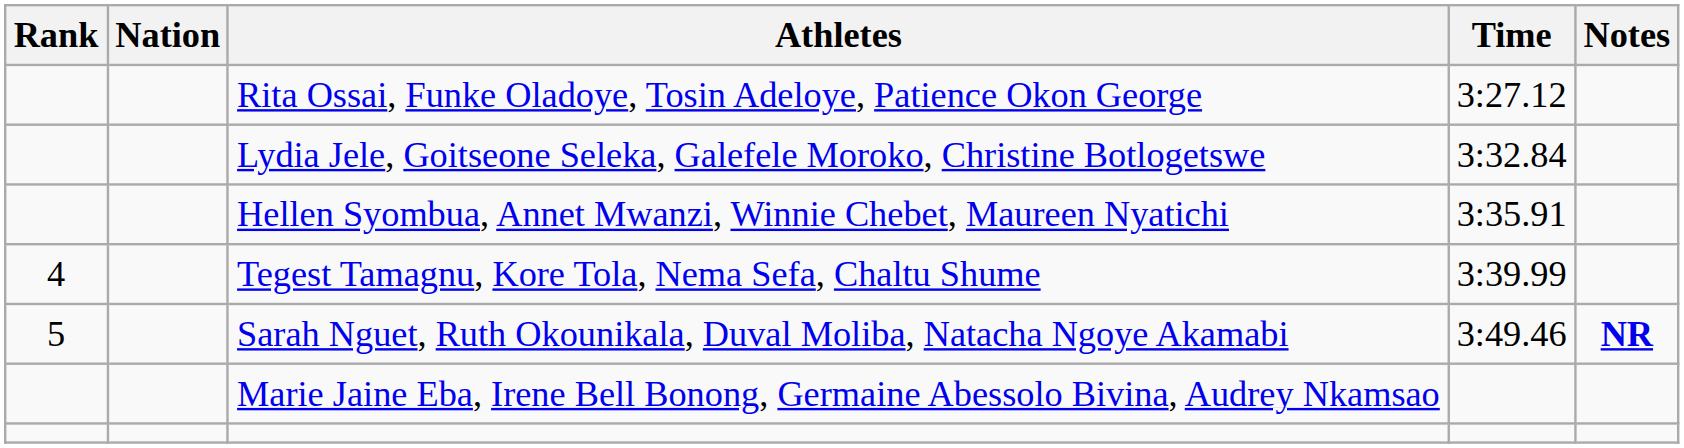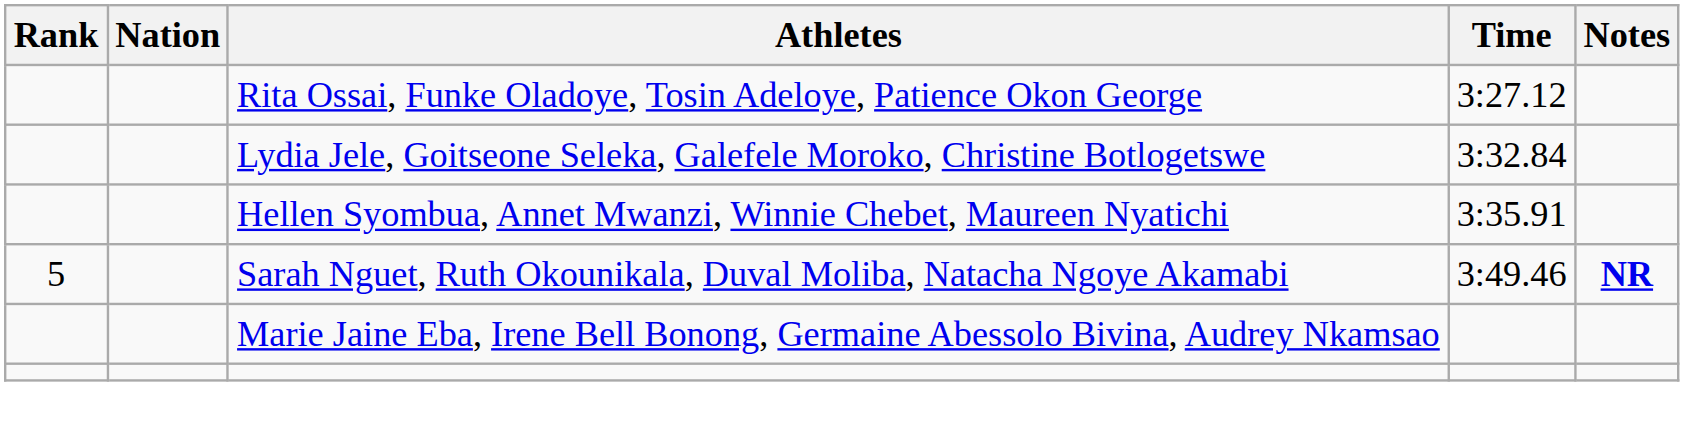- row: (639, 274)
